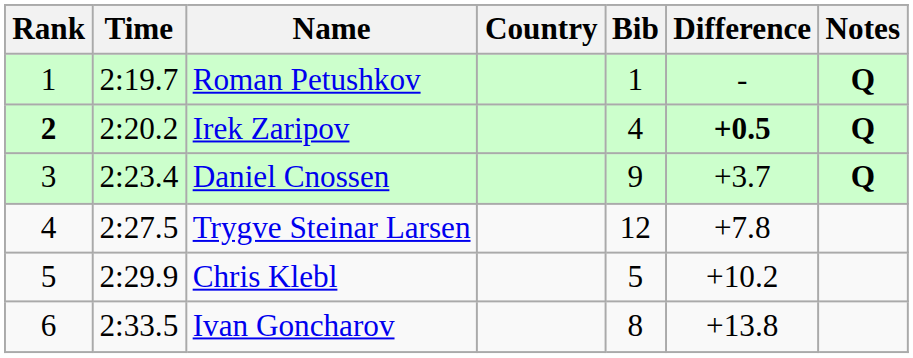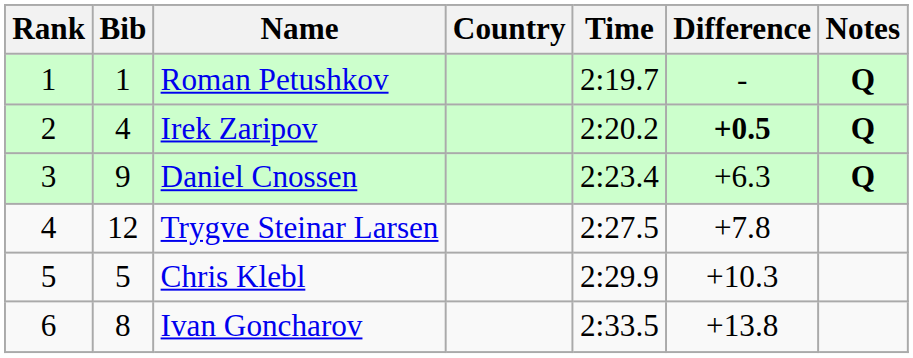columns swapped: (635, 29) <-> (139, 29)
(49, 128) bold -> (49, 128) normal
(742, 177) +3.7 -> (742, 177) +6.3
(742, 276) +10.2 -> (742, 276) +10.3
